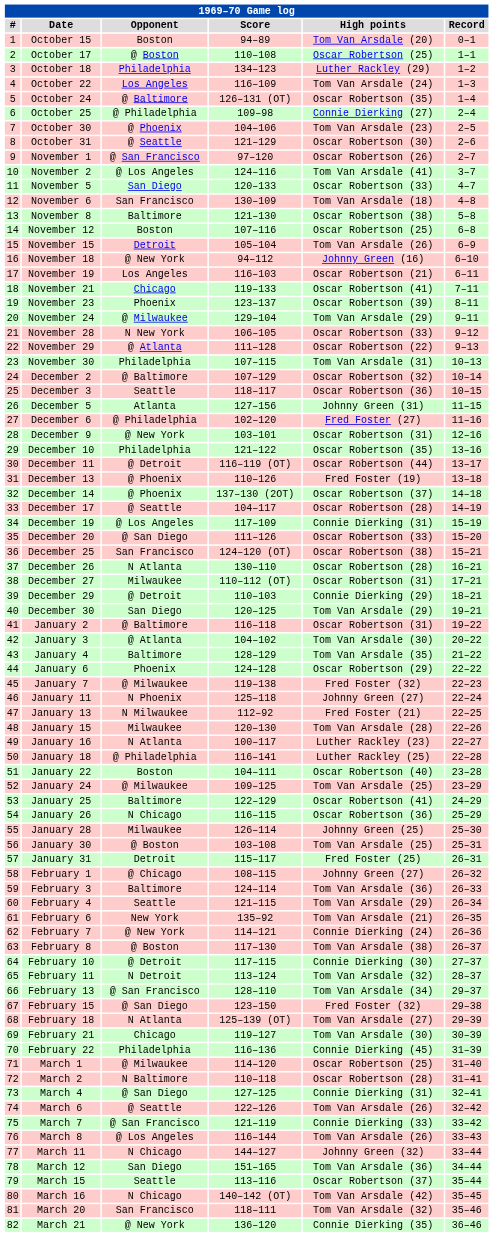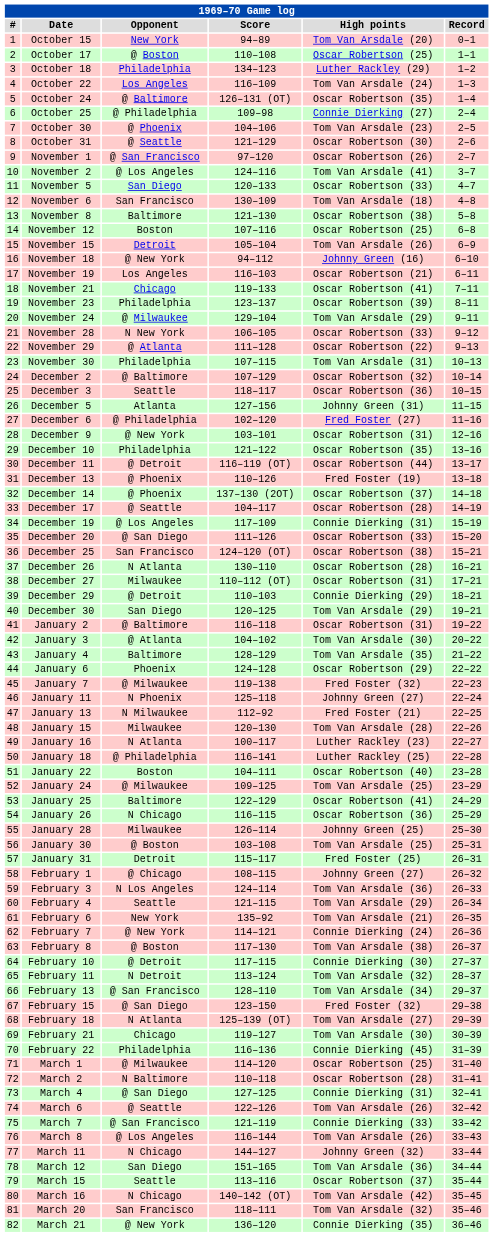(155, 40) Boston -> (155, 40) New York
(155, 303) Phoenix -> (155, 303) Philadelphia
(155, 888) Baltimore -> (155, 888) N Los Angeles
